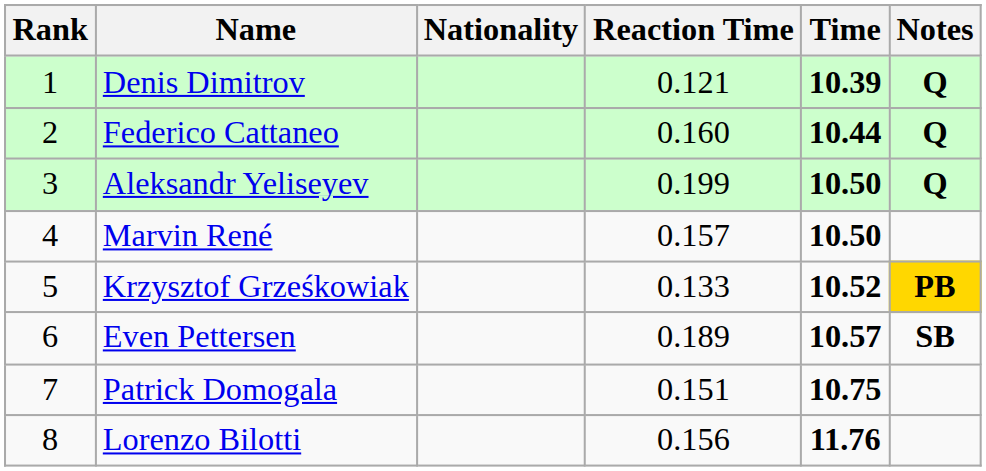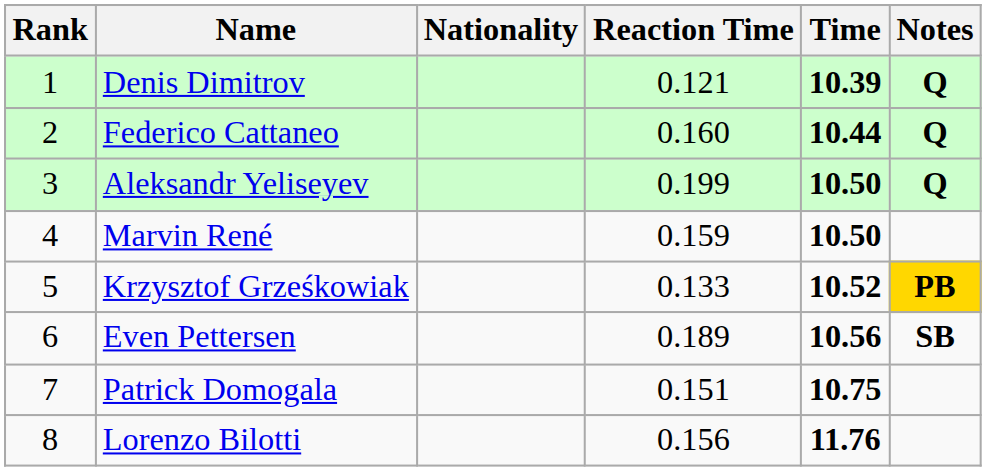(693, 235) 0.157 -> (693, 235) 0.159
(845, 337) 10.57 -> (845, 337) 10.56
